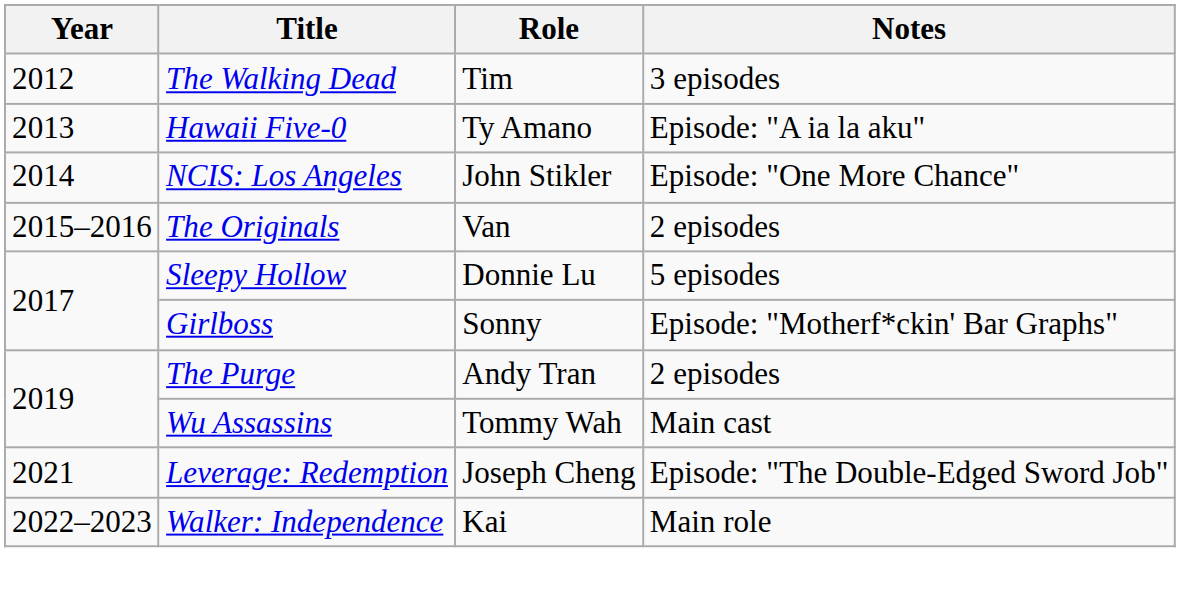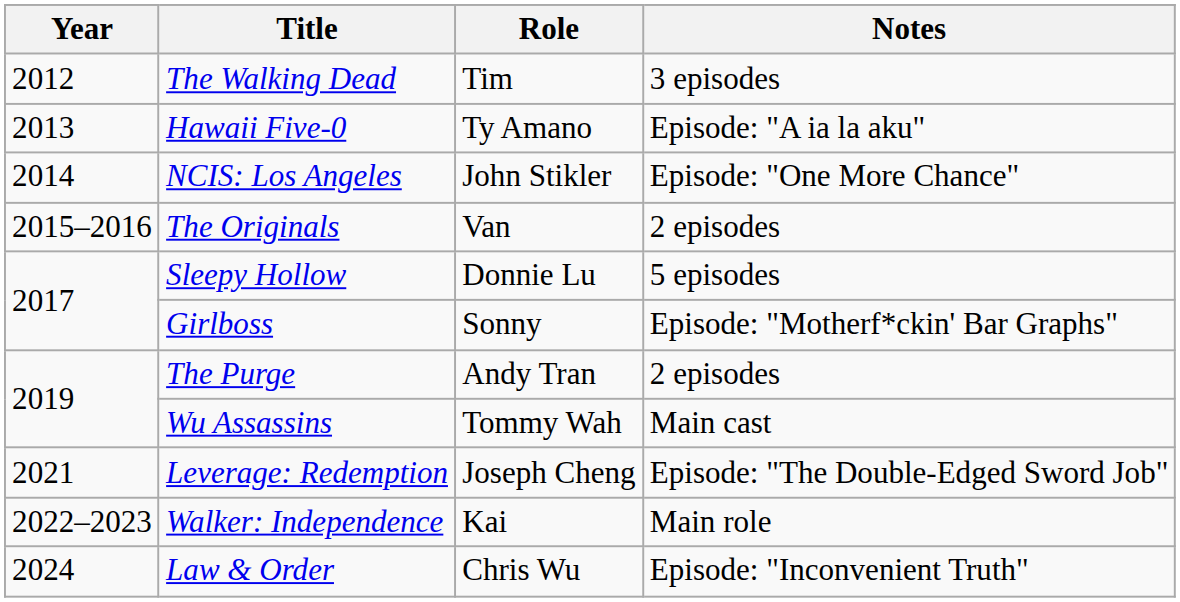+ row: (250, 570)
